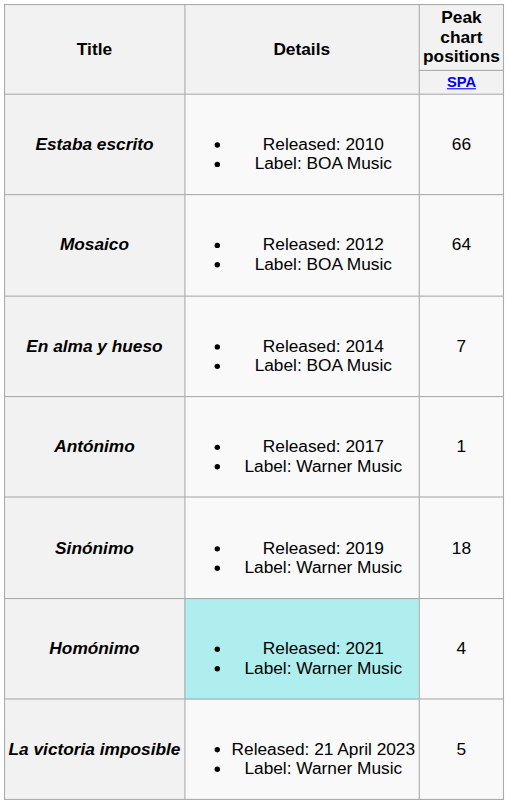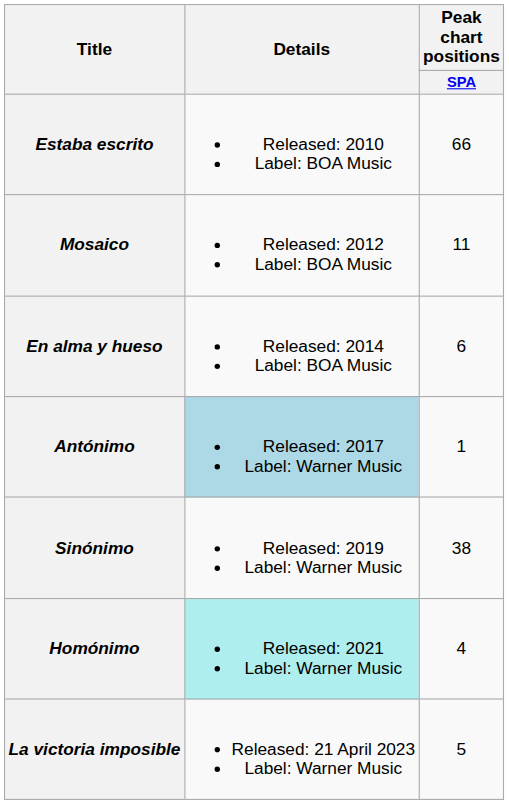(461, 245) 64 -> (461, 245) 11
(461, 346) 7 -> (461, 346) 6
(302, 457) no background -> (302, 457) lightblue background
(461, 547) 18 -> (461, 547) 38
